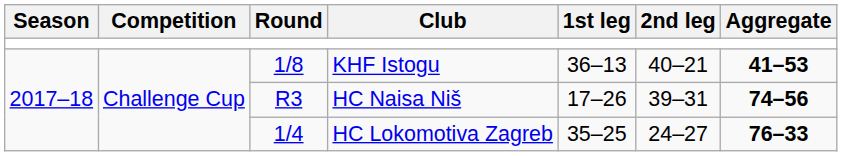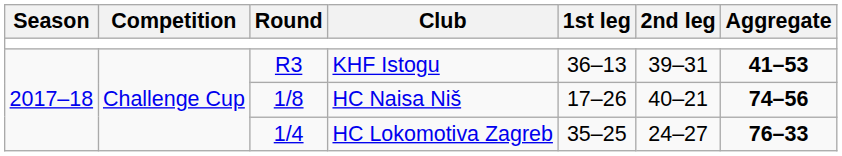(289, 65) 1/8 -> (289, 65) R3
(678, 65) 40–21 -> (678, 65) 39–31
(289, 99) R3 -> (289, 99) 1/8
(678, 99) 39–31 -> (678, 99) 40–21
